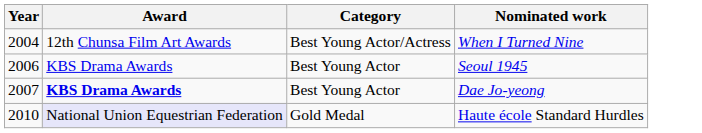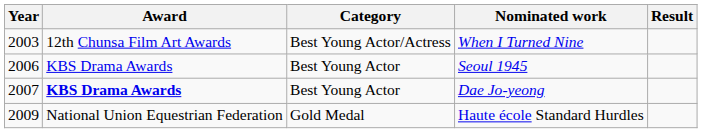+ column: (672, 16)
(24, 41) 2004 -> (24, 41) 2003
(24, 115) 2010 -> (24, 115) 2009
(165, 115) lavender background -> (165, 115) no background
